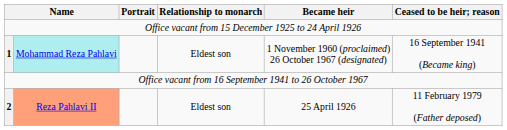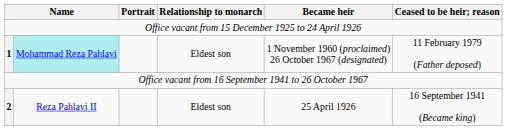(447, 54) 16 September 1941 (Became king) -> (447, 54) 11 February 1979 (Father deposed)
(66, 107) lightsalmon background -> (66, 107) no background
(447, 107) 11 February 1979 (Father deposed) -> (447, 107) 16 September 1941 (Became king)
